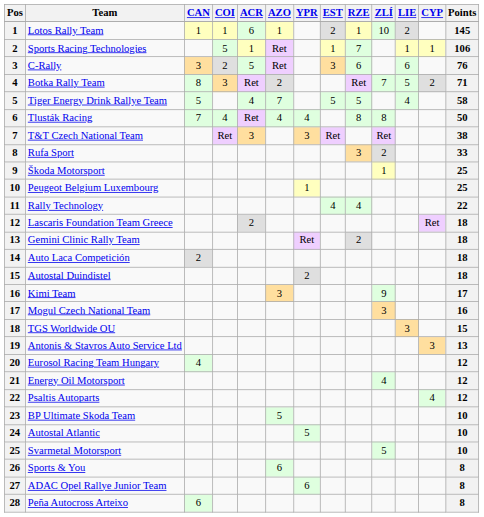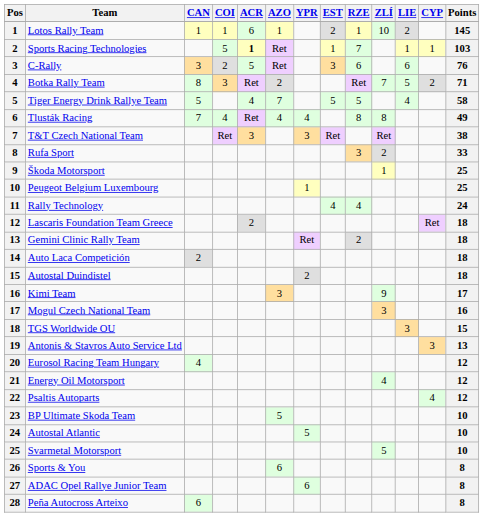(251, 47) normal -> (251, 47) bold
(462, 47) 106 -> (462, 47) 103
(462, 117) 50 -> (462, 117) 49
(462, 205) 22 -> (462, 205) 24
